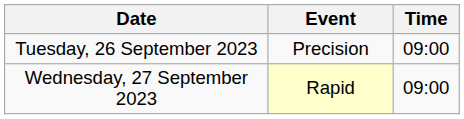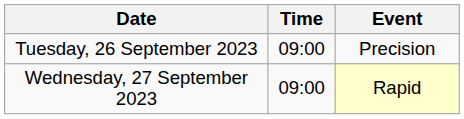columns swapped: (426, 19) <-> (331, 19)
